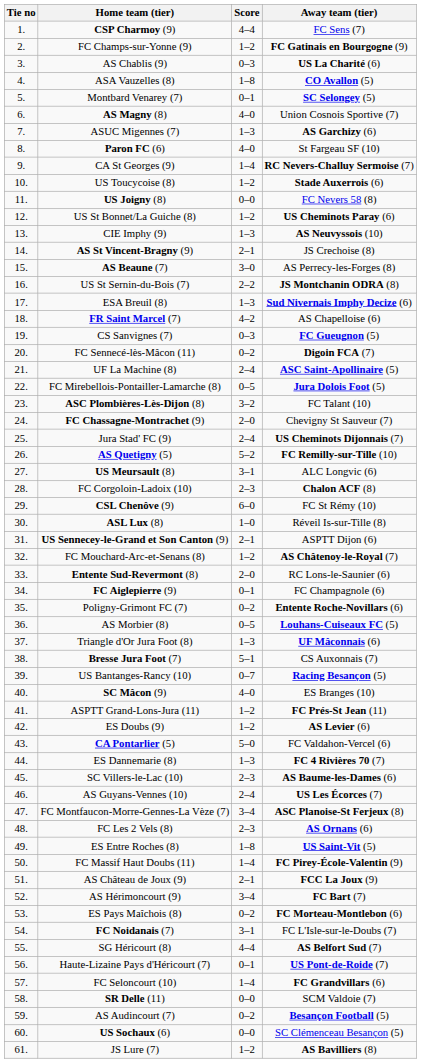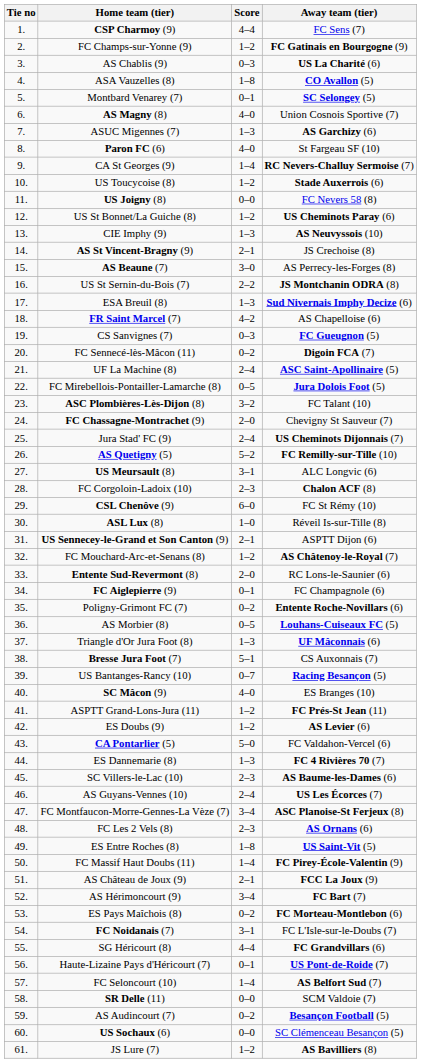(339, 948) AS Belfort Sud (7) -> (339, 948) FC Grandvillars (6)
(339, 982) FC Grandvillars (6) -> (339, 982) AS Belfort Sud (7)
